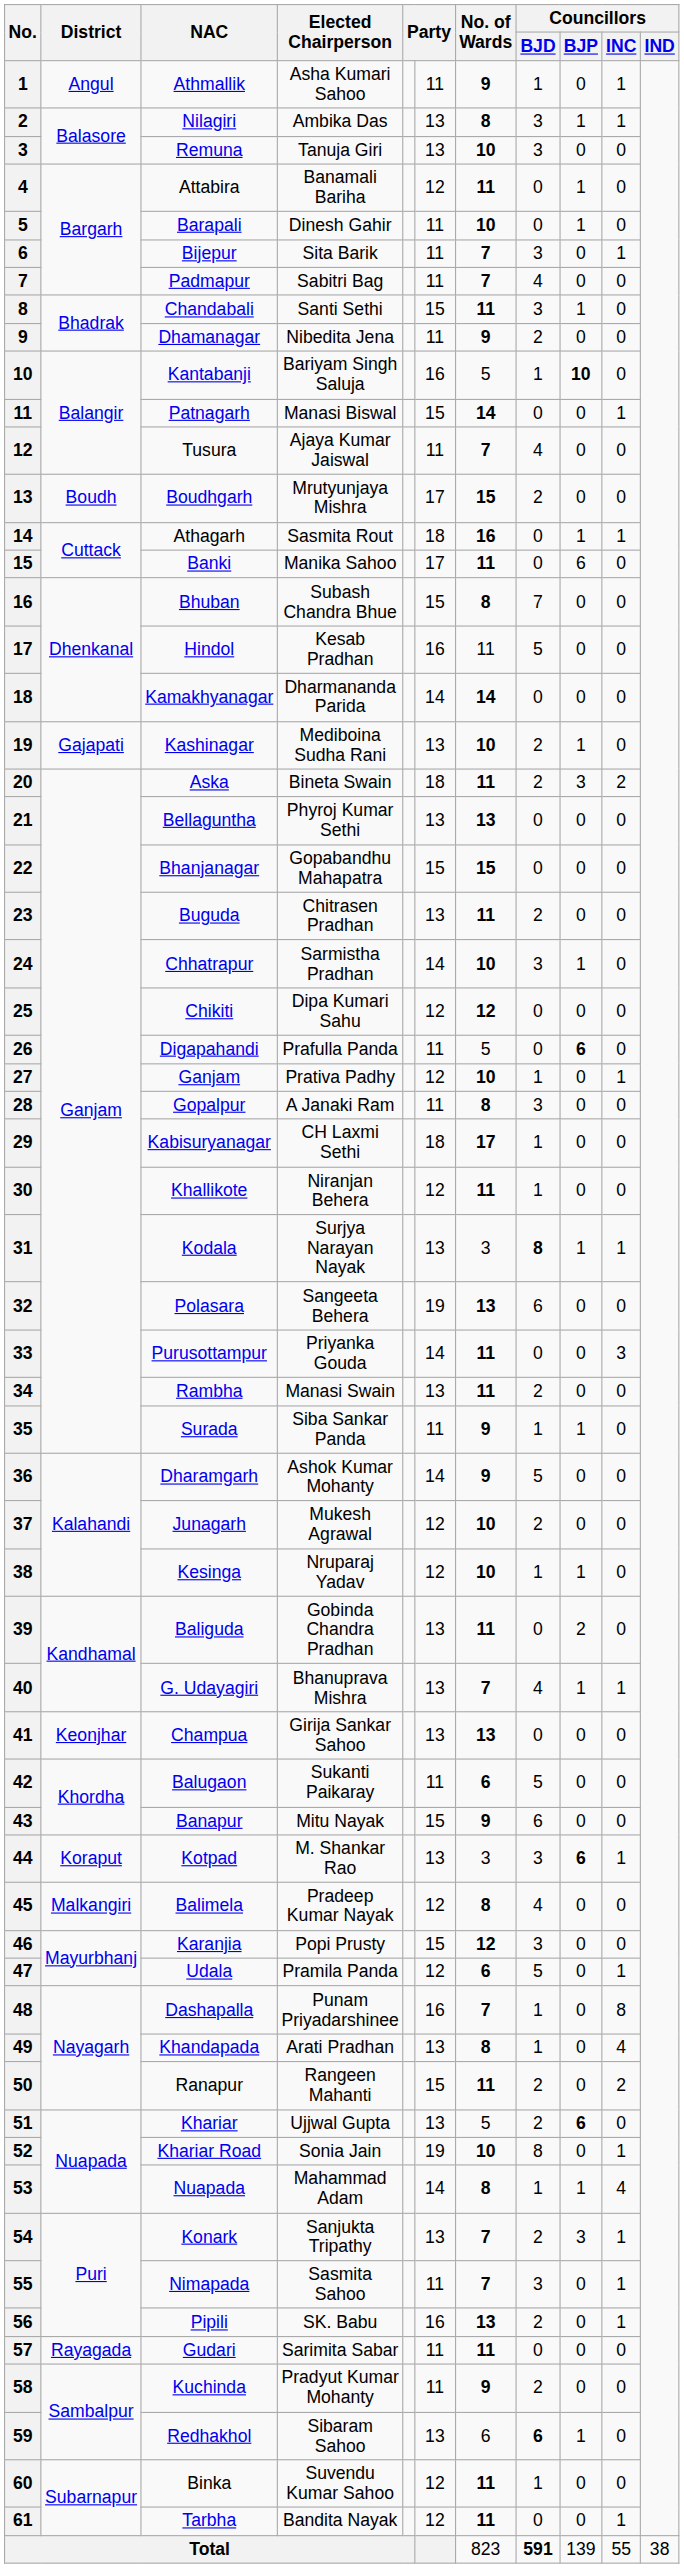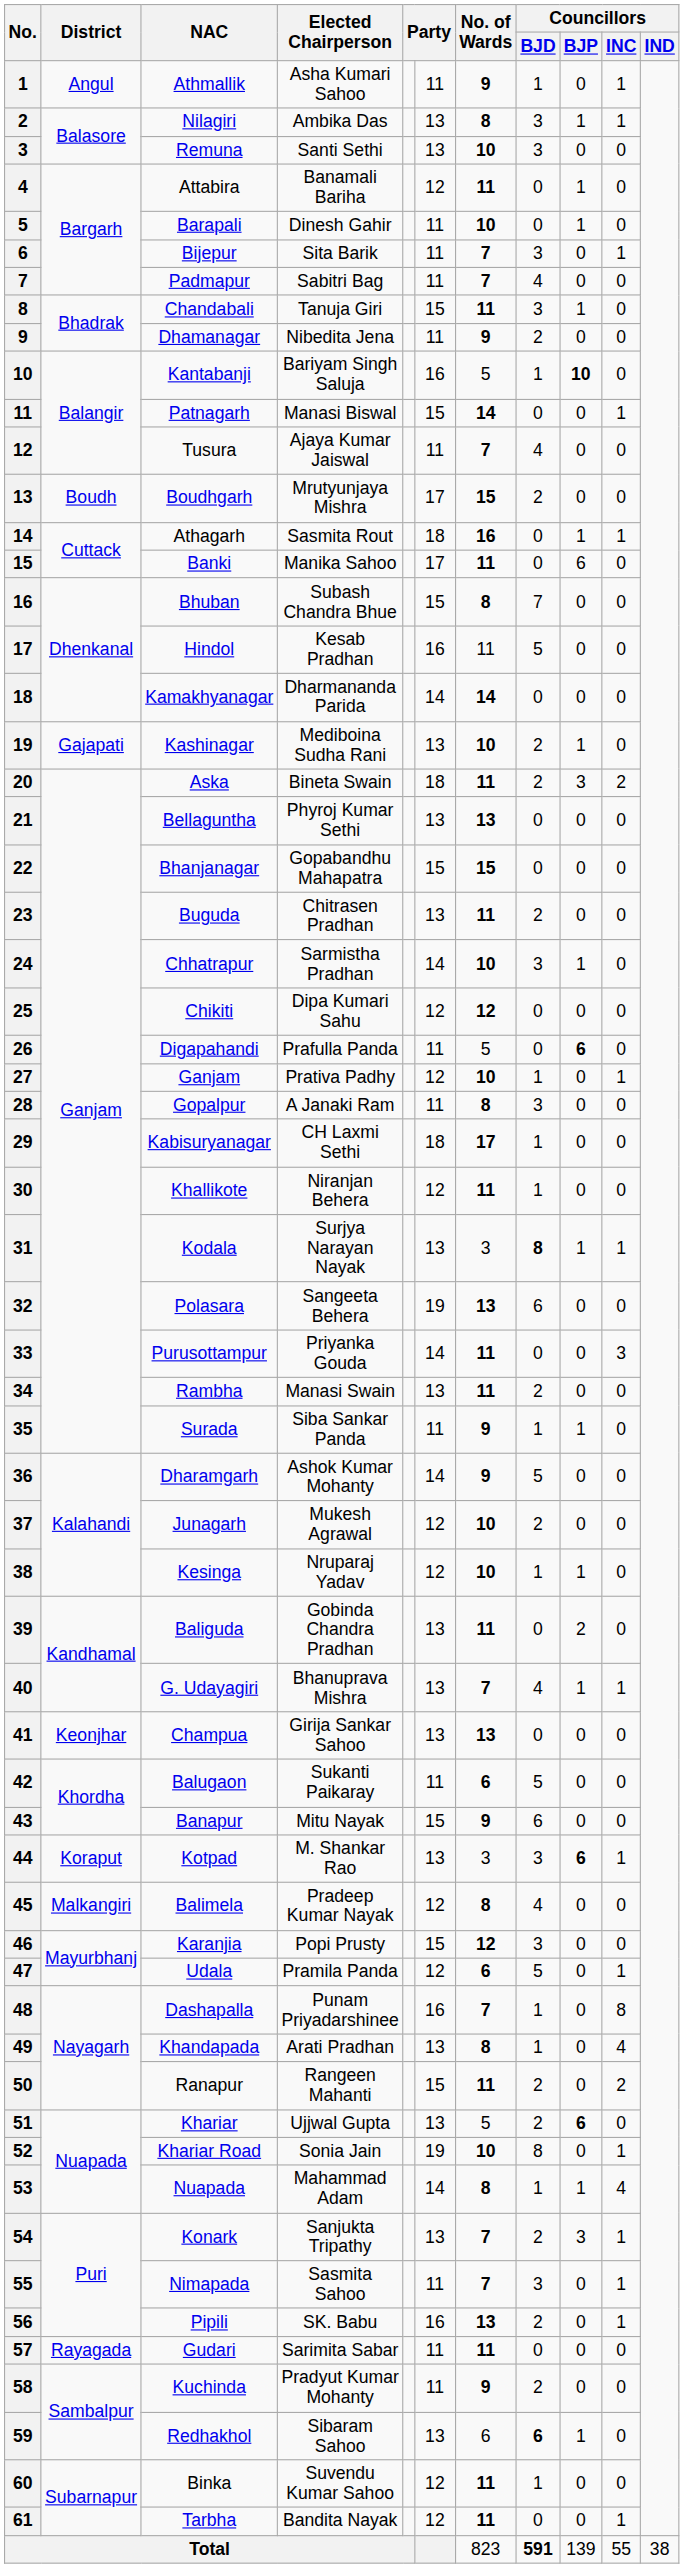(340, 149) Tanuja Giri -> (340, 149) Santi Sethi
(340, 309) Santi Sethi -> (340, 309) Tanuja Giri
